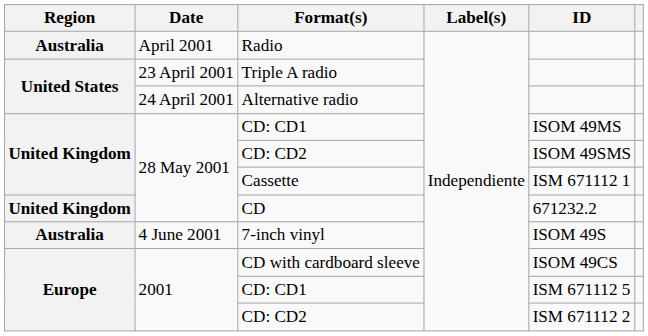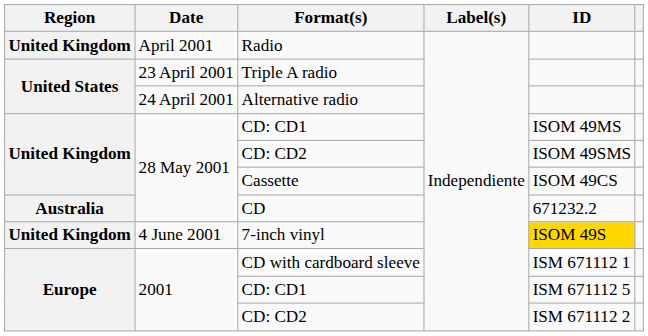(70, 45) Australia -> (70, 45) United Kingdom
(581, 180) ISM 671112 1 -> (575, 180) ISOM 49CS
(70, 208) United Kingdom -> (70, 208) Australia
(70, 235) Australia -> (70, 235) United Kingdom
(570, 235) no background -> (570, 235) gold background
(575, 262) ISOM 49CS -> (581, 262) ISM 671112 1
